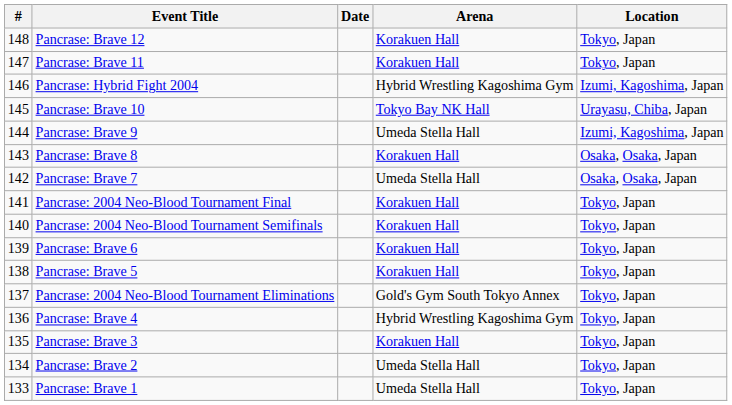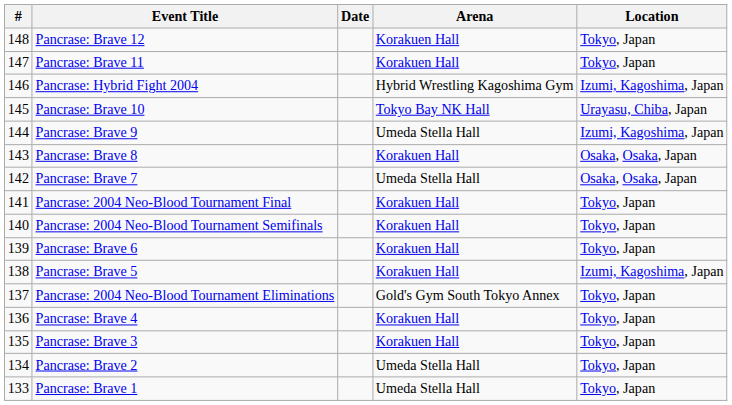(618, 272) Tokyo, Japan -> (652, 272) Izumi, Kagoshima, Japan
(475, 319) Hybrid Wrestling Kagoshima Gym -> (417, 319) Korakuen Hall
